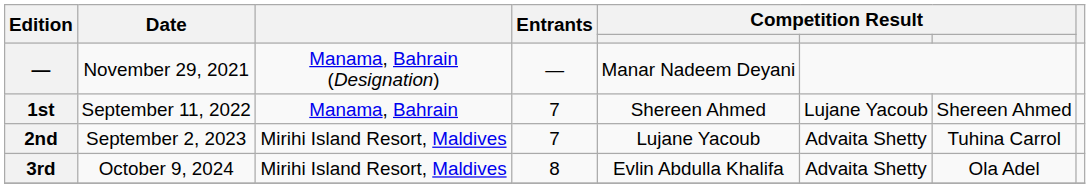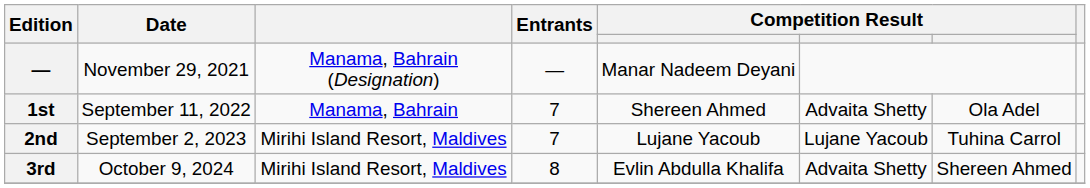(866, 109) Lujane Yacoub -> (866, 109) Advaita Shetty
(1004, 109) Shereen Ahmed -> (1004, 109) Ola Adel
(866, 139) Advaita Shetty -> (866, 139) Lujane Yacoub
(1004, 169) Ola Adel -> (1004, 169) Shereen Ahmed
